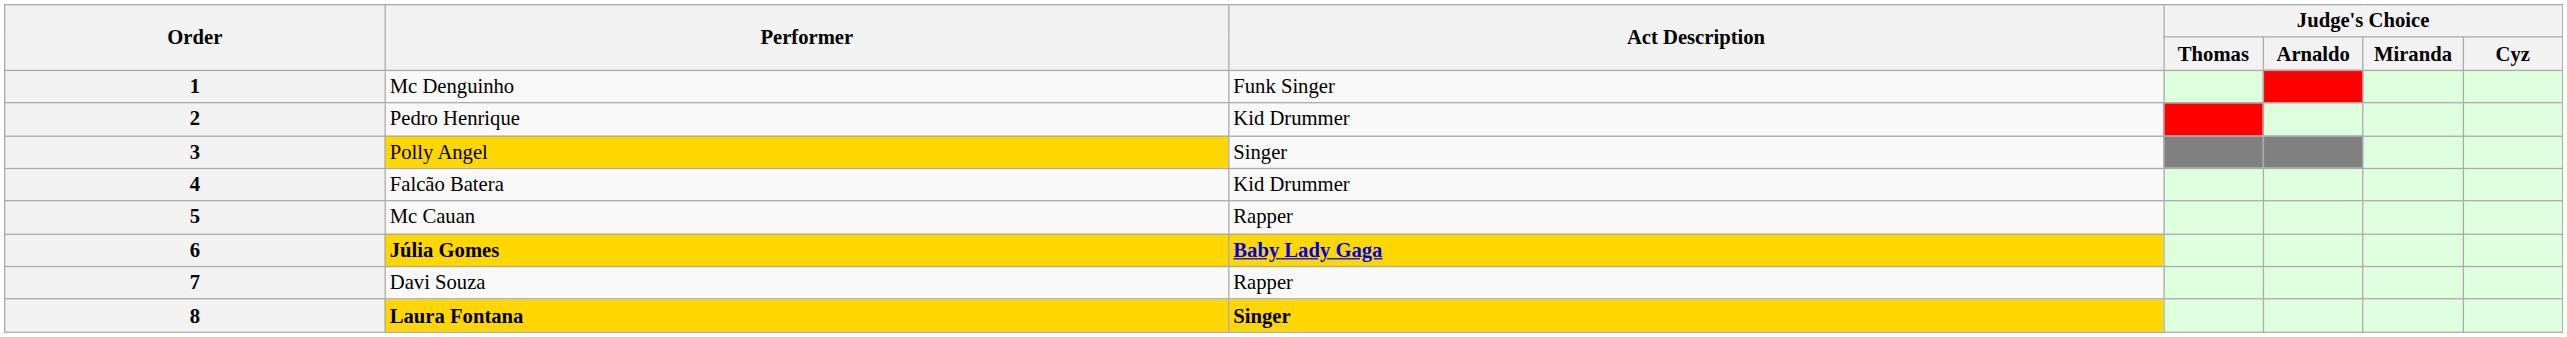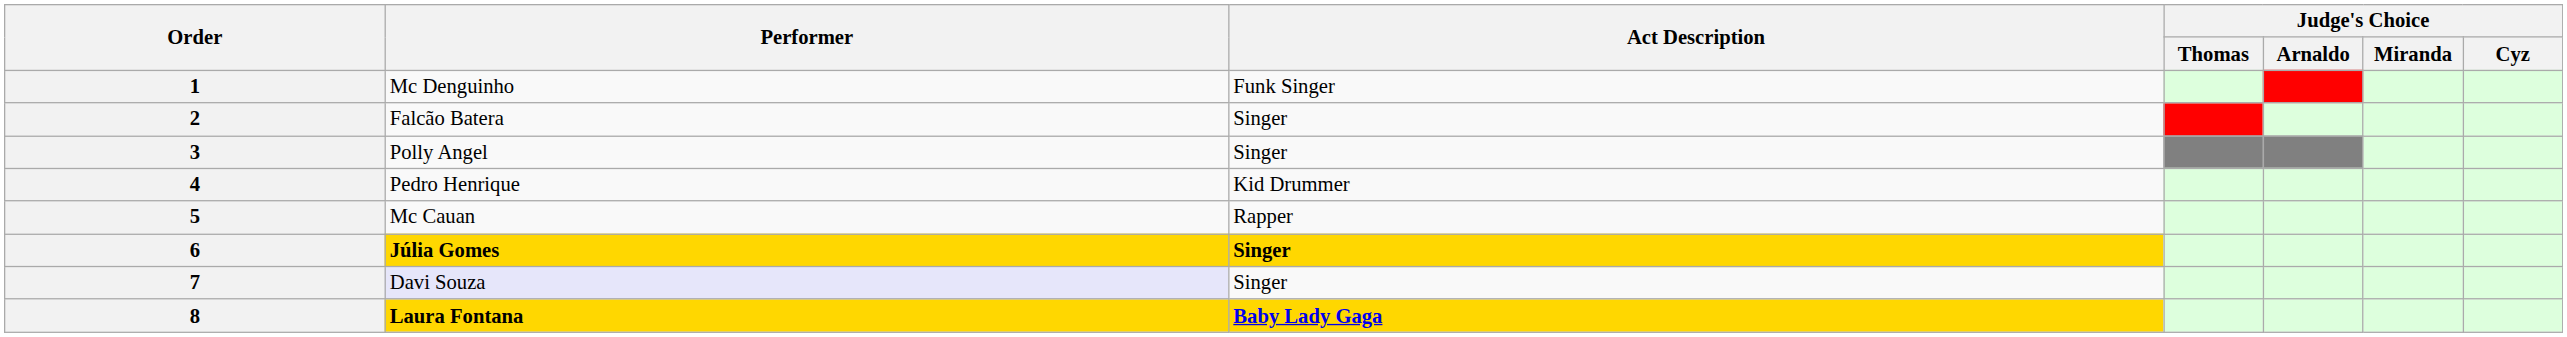(455, 119) Pedro Henrique -> (447, 119) Falcão Batera
(1291, 119) Kid Drummer -> (1260, 119) Singer
(439, 151) gold background -> (439, 151) no background
(447, 184) Falcão Batera -> (455, 184) Pedro Henrique
(1308, 250) Baby Lady Gaga -> (1262, 250) Singer
(438, 282) no background -> (438, 282) lavender background
(1263, 282) Rapper -> (1260, 282) Singer
(1262, 315) Singer -> (1308, 315) Baby Lady Gaga
